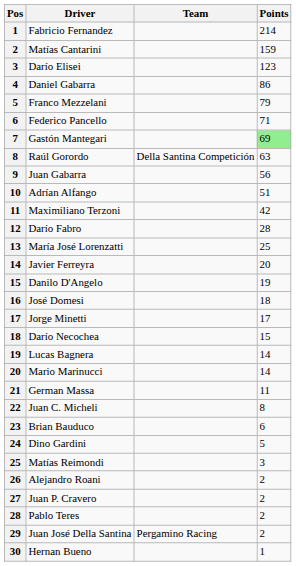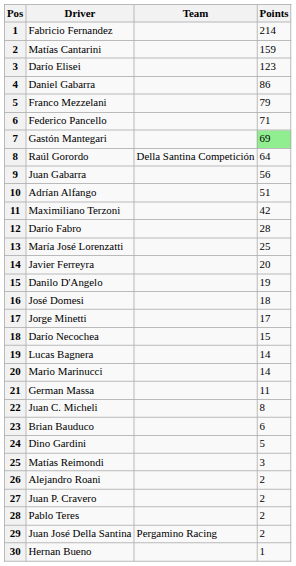(265, 156) 63 -> (265, 156) 64
